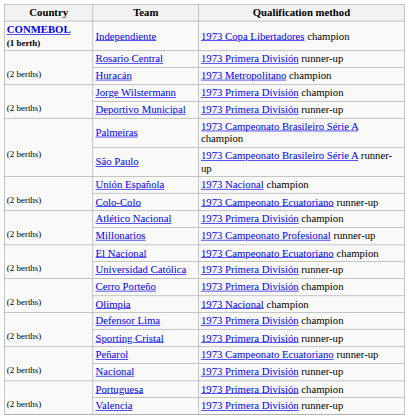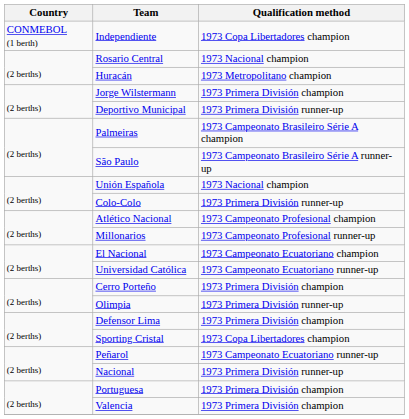(39, 36) bold -> (37, 36) normal
(272, 59) 1973 Primera División runner-up -> (255, 59) 1973 Nacional champion
(290, 202) 1973 Campeonato Ecuatoriano runner-up -> (272, 202) 1973 Primera División runner-up
(272, 219) 1973 Primera División champion -> (288, 219) 1973 Campeonato Profesional champion
(272, 270) 1973 Primera División runner-up -> (290, 270) 1973 Campeonato Ecuatoriano runner-up
(255, 304) 1973 Nacional champion -> (272, 304) 1973 Primera División runner-up
(272, 338) 1973 Primera División runner-up -> (275, 338) 1973 Copa Libertadores champion
(272, 406) 1973 Primera División runner-up -> (272, 406) 1973 Primera División champion
